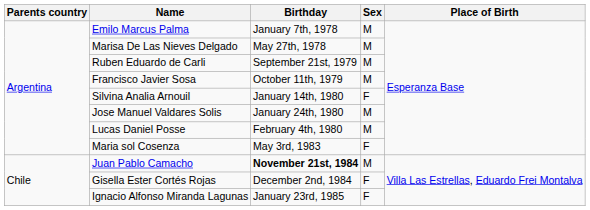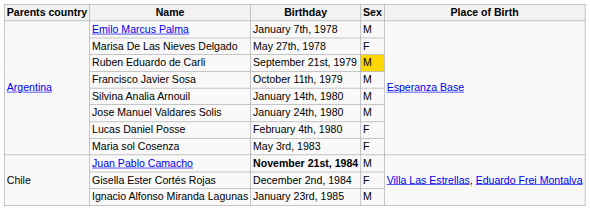(367, 46) M -> (366, 46) F
(367, 63) no background -> (367, 63) gold background
(366, 96) F -> (367, 96) M
(367, 130) M -> (366, 130) F
(366, 197) F -> (367, 197) M
